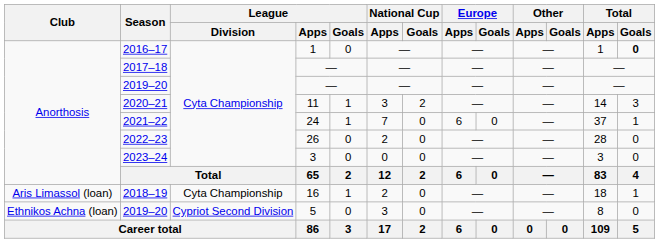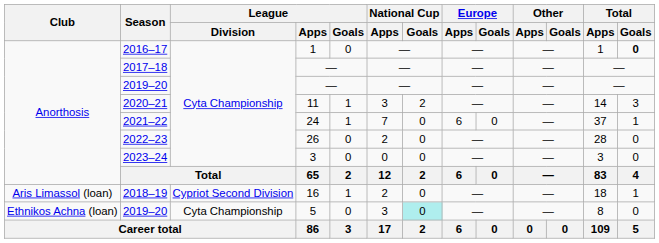(233, 193) Cyta Championship -> (233, 193) Cypriot Second Division
(233, 211) Cypriot Second Division -> (233, 211) Cyta Championship
(422, 211) no background -> (422, 211) paleturquoise background
